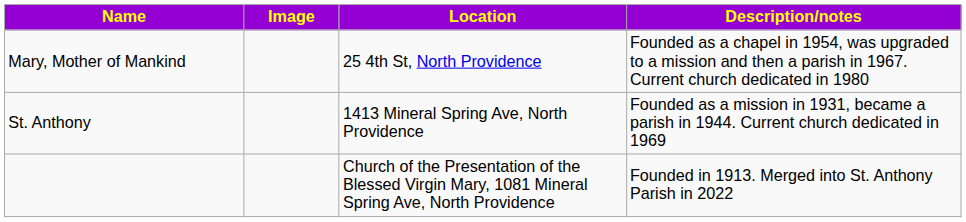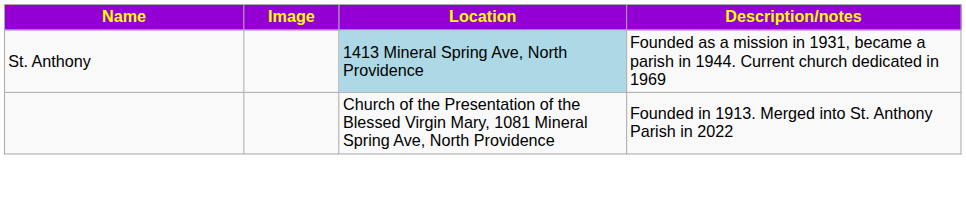- row: (97, 61)
(455, 123) no background -> (455, 61) lightblue background
